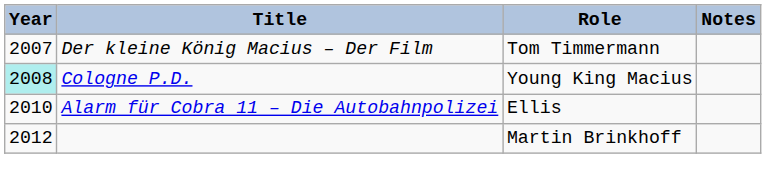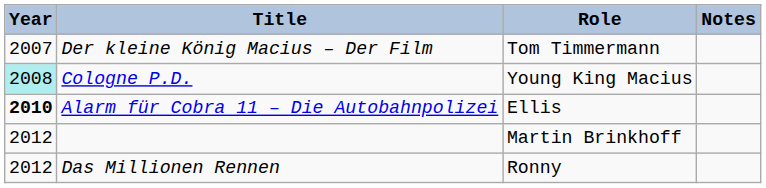(31, 109) normal -> (31, 109) bold
+ row: (171, 168)
